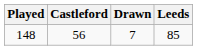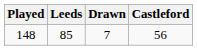columns swapped: (79, 14) <-> (173, 14)
